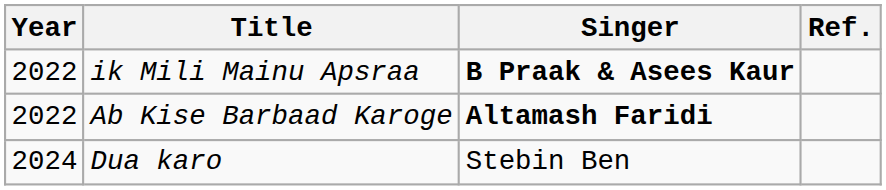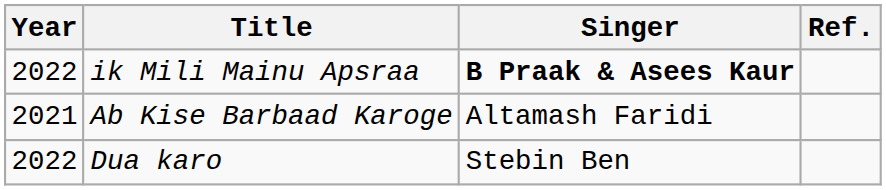(45, 117) 2022 -> (45, 117) 2021
(589, 117) bold -> (589, 117) normal
(45, 162) 2024 -> (45, 162) 2022
